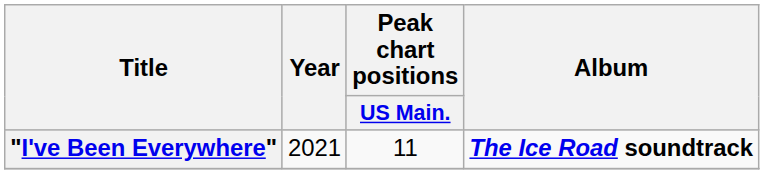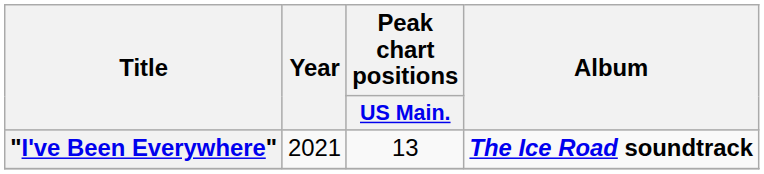(405, 148) 11 -> (405, 148) 13
